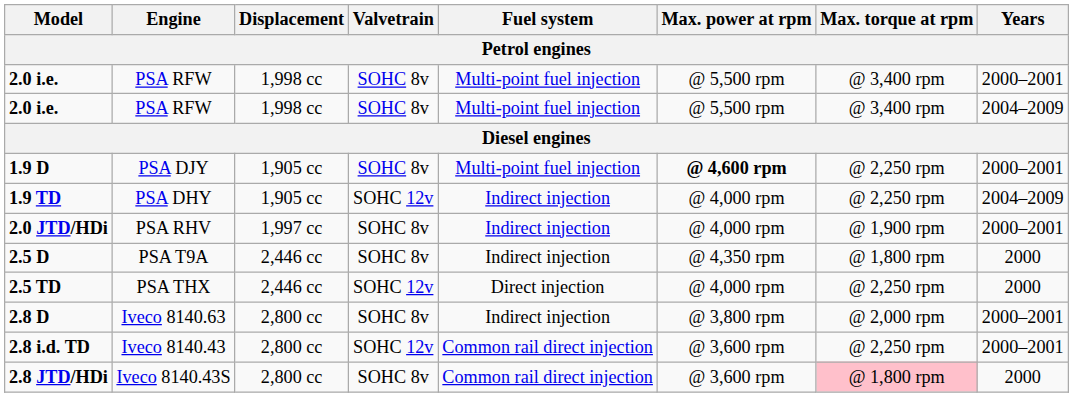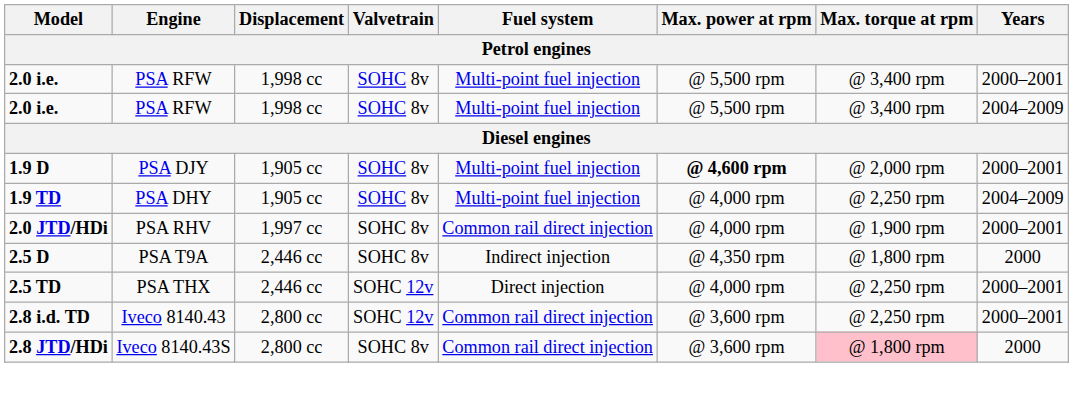(897, 167) @ 2,250 rpm -> (897, 167) @ 2,000 rpm
(393, 197) SOHC 12v -> (393, 197) SOHC 8v
(548, 197) Indirect injection -> (548, 197) Multi-point fuel injection
(548, 227) Indirect injection -> (548, 227) Common rail direct injection
(1023, 286) 2000 -> (1023, 286) 2000–2001
- row: (29, 316)
